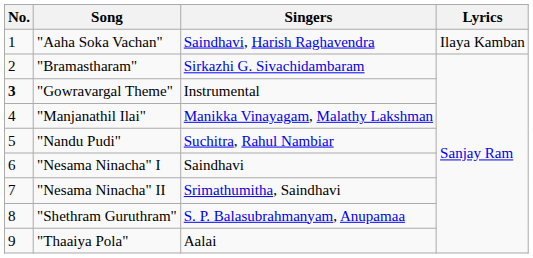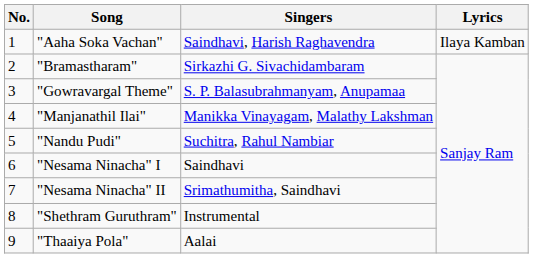(12, 91) bold -> (12, 91) normal
(222, 91) Instrumental -> (294, 91) S. P. Balasubrahmanyam, Anupamaa
(294, 215) S. P. Balasubrahmanyam, Anupamaa -> (222, 215) Instrumental
